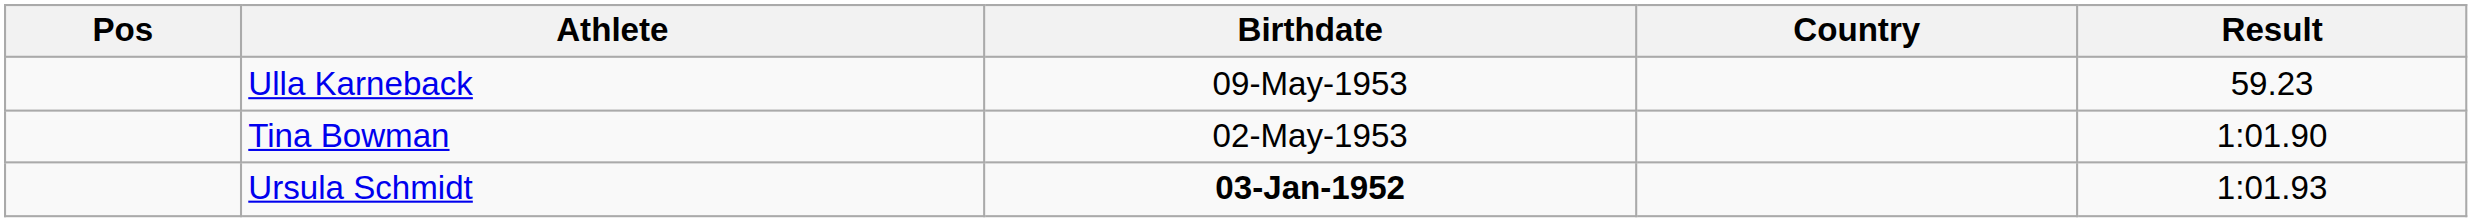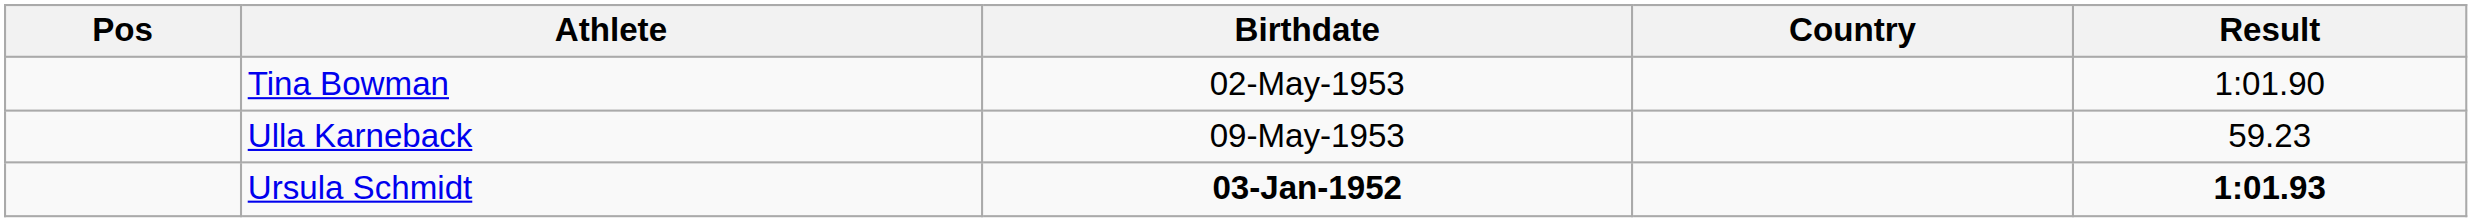rows swapped: (361, 83) <-> (349, 135)
(2272, 188) normal -> (2270, 188) bold
